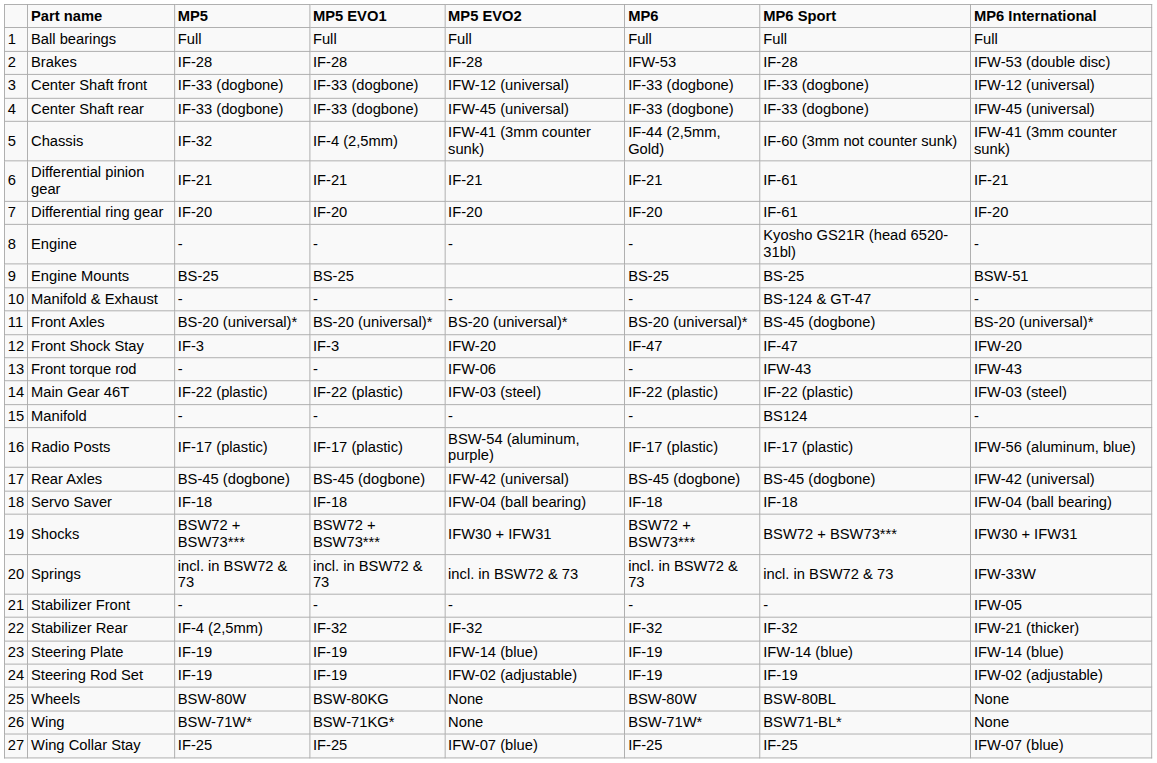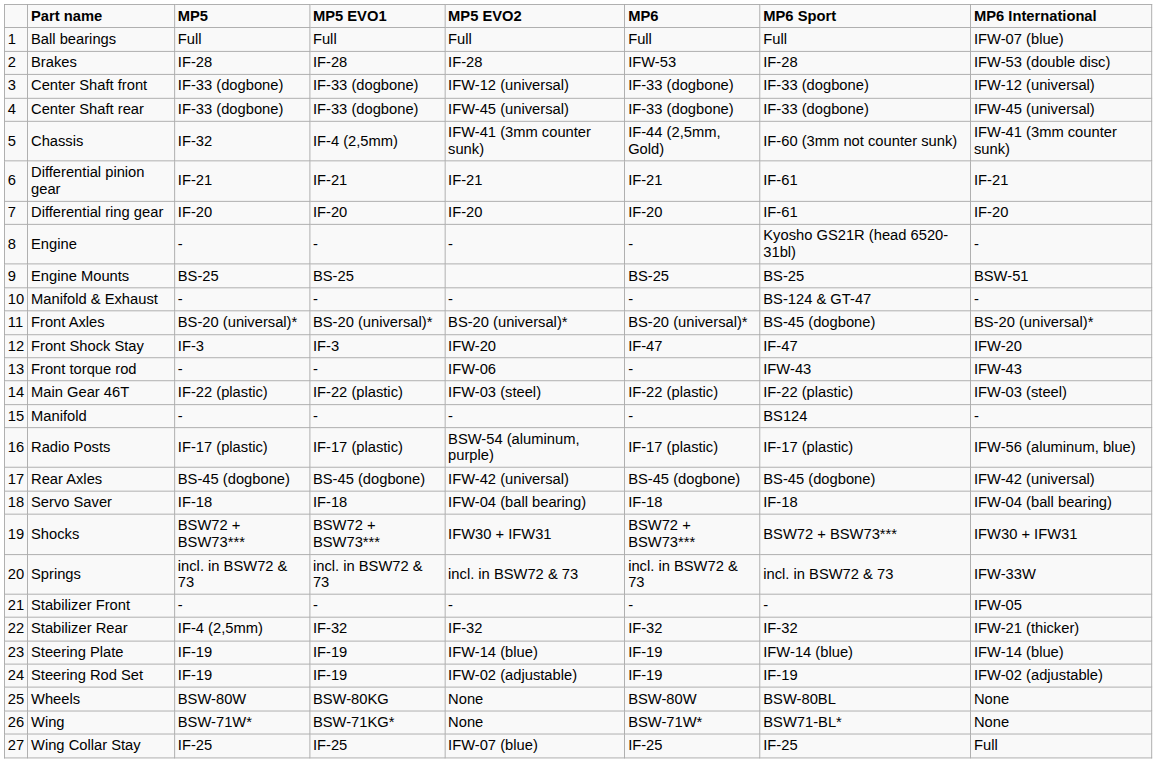(986, 39) Full -> (1019, 39) IFW-07 (blue)
(1019, 745) IFW-07 (blue) -> (986, 745) Full
